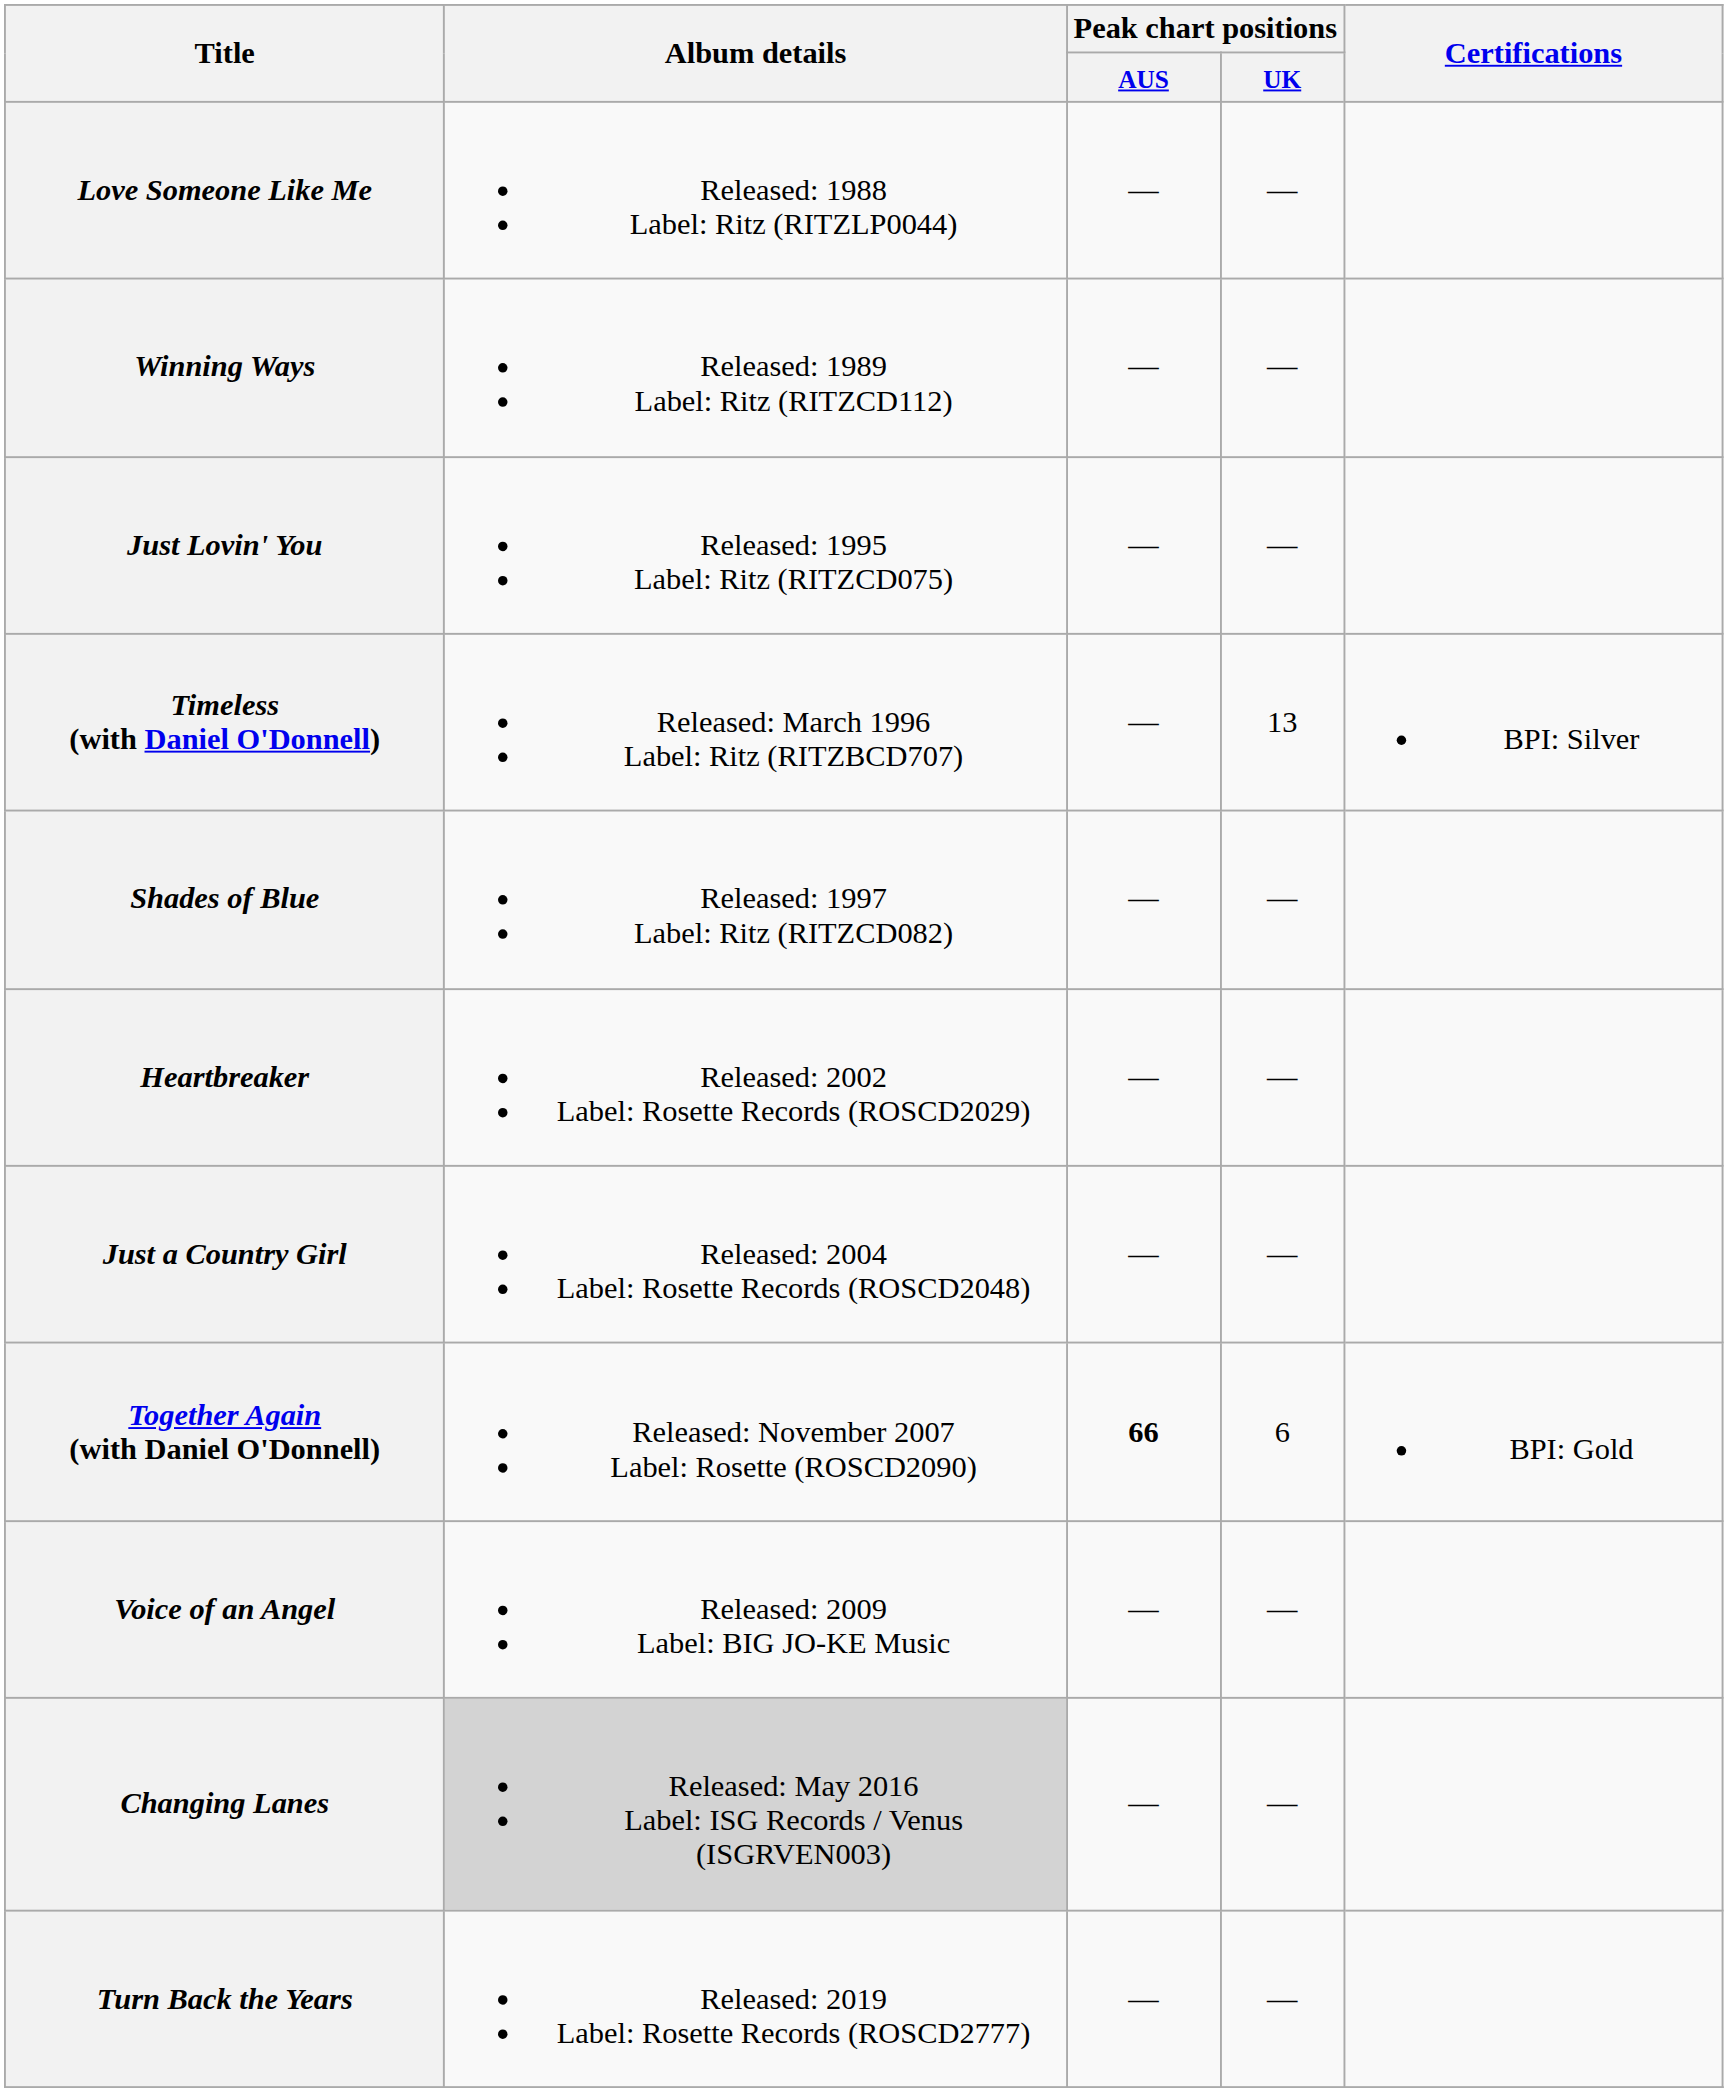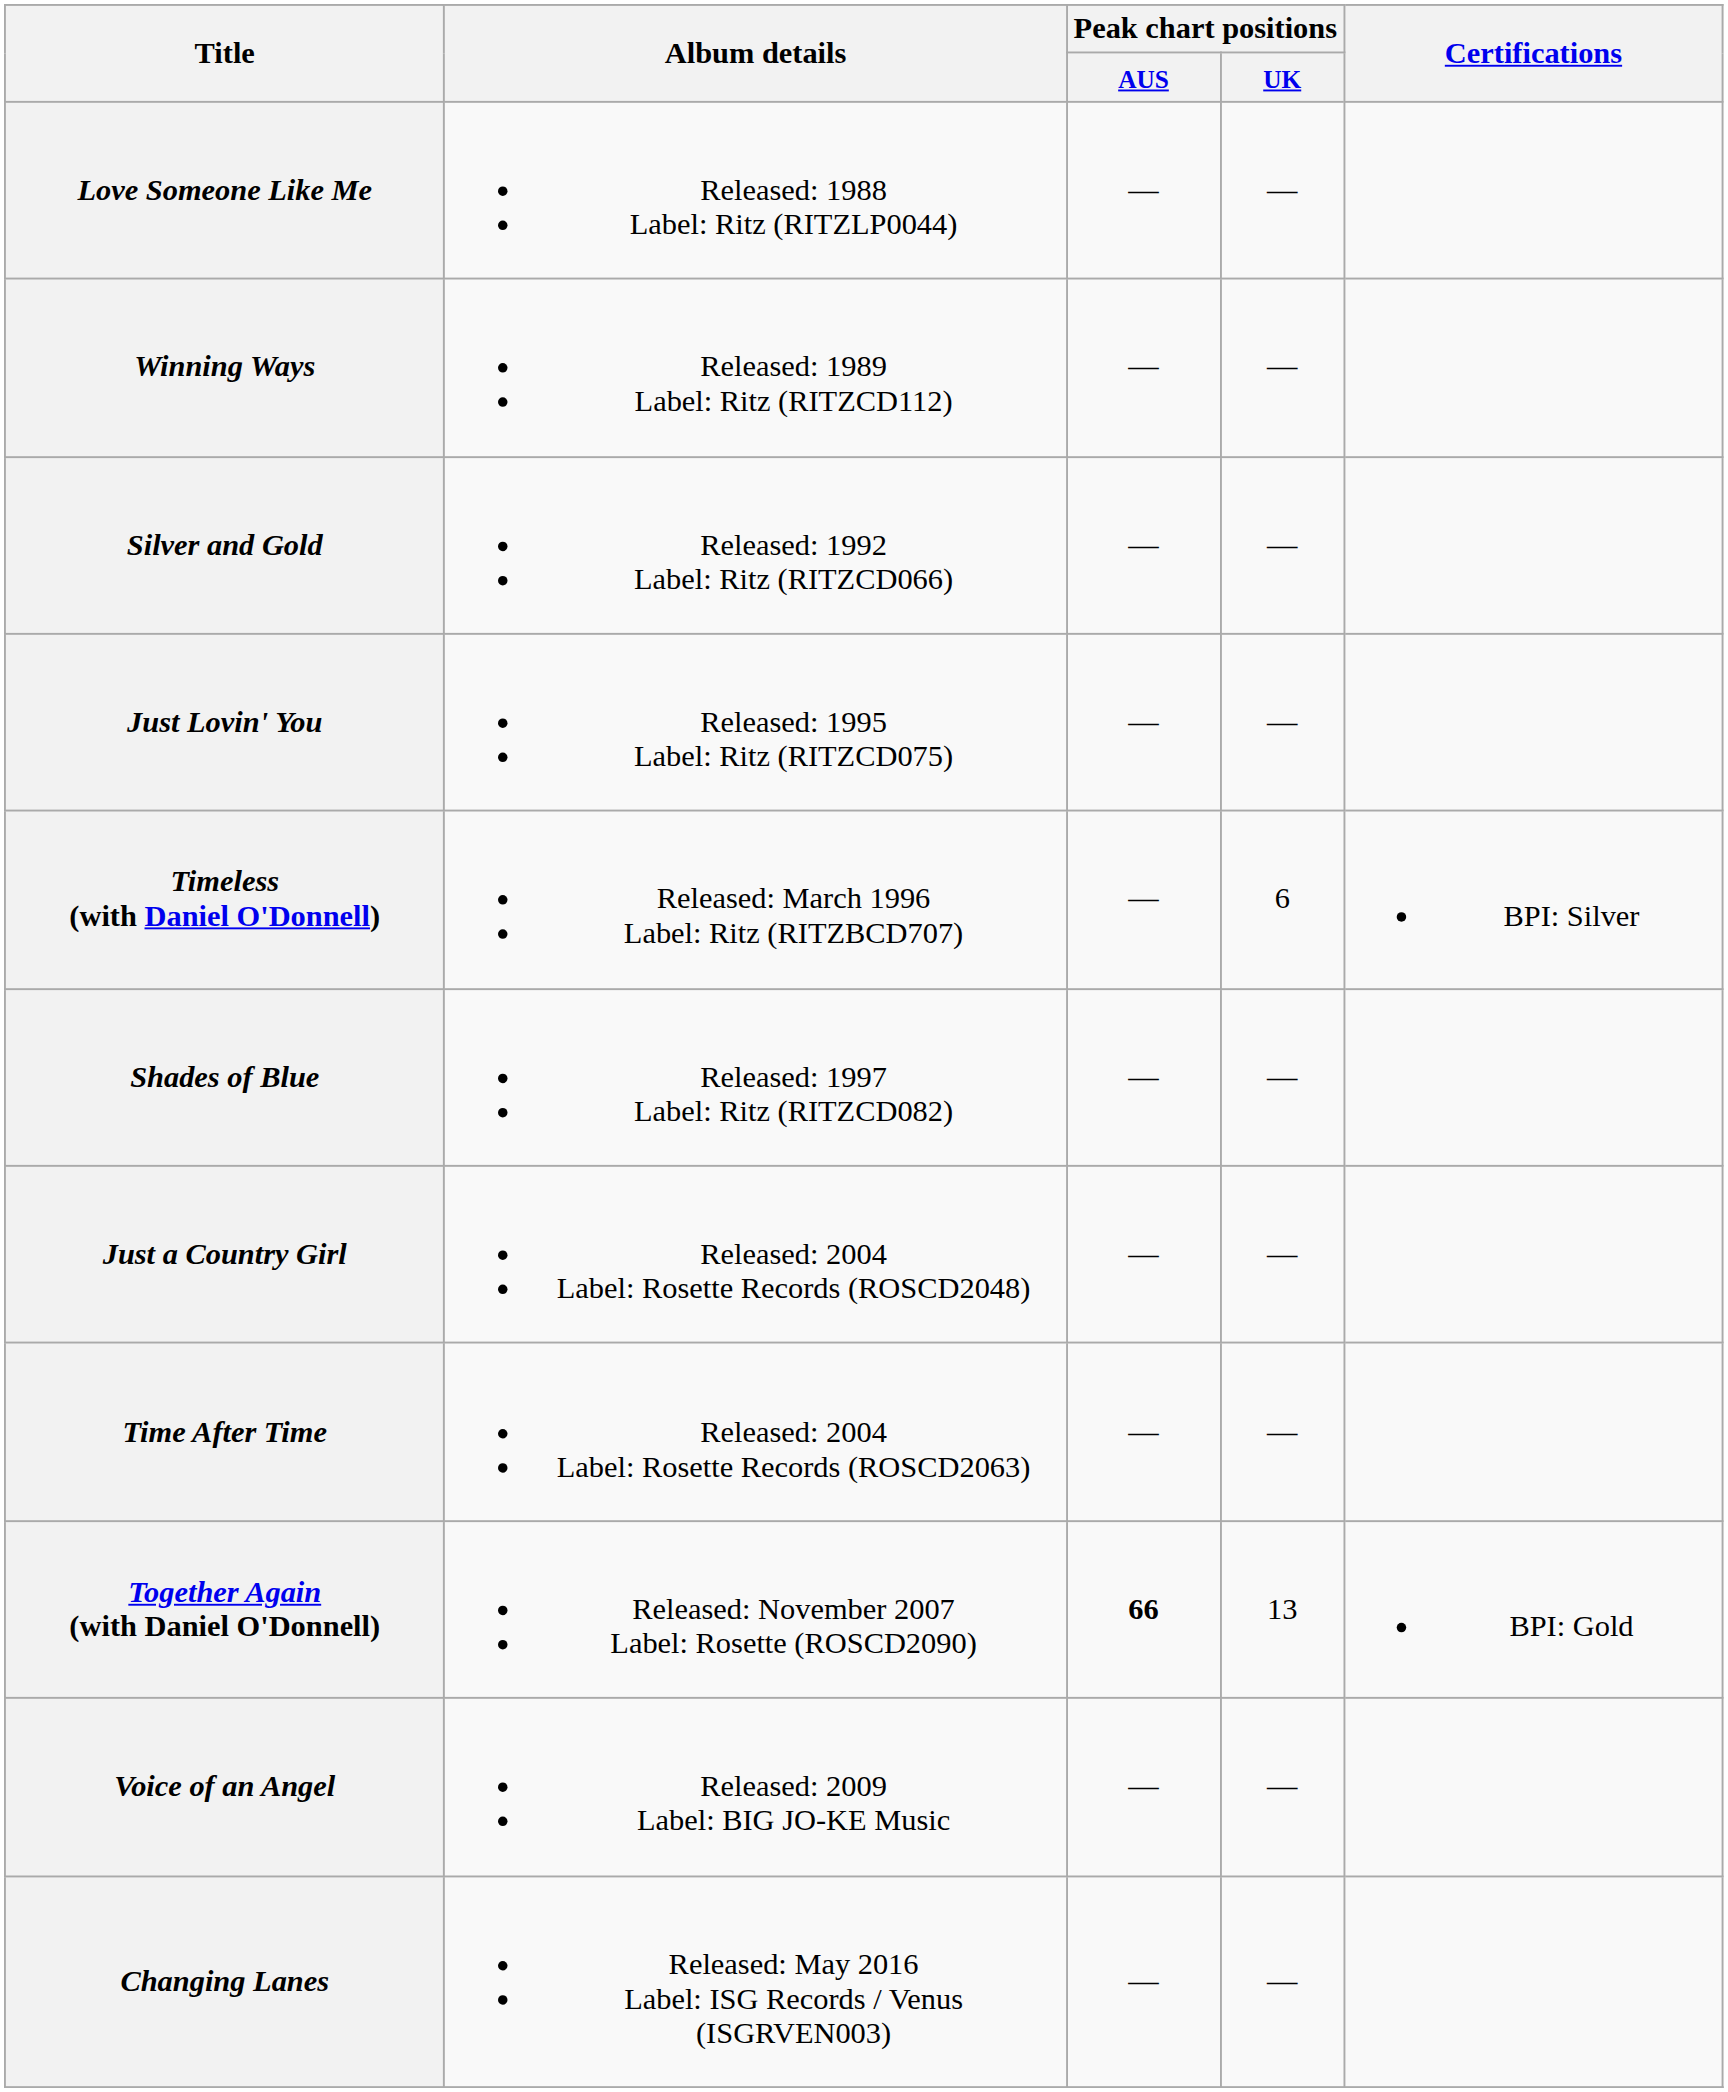+ row: (225, 544)
(1282, 721) 13 -> (1282, 899) 6
- row: (225, 1076)
+ row: (225, 1431)
(1282, 1431) 6 -> (1282, 1608) 13
(756, 1821) lightgrey background -> (756, 1998) no background
- row: (225, 1997)
